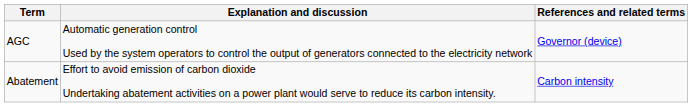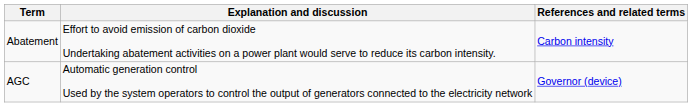rows swapped: (32, 82) <-> (18, 41)
